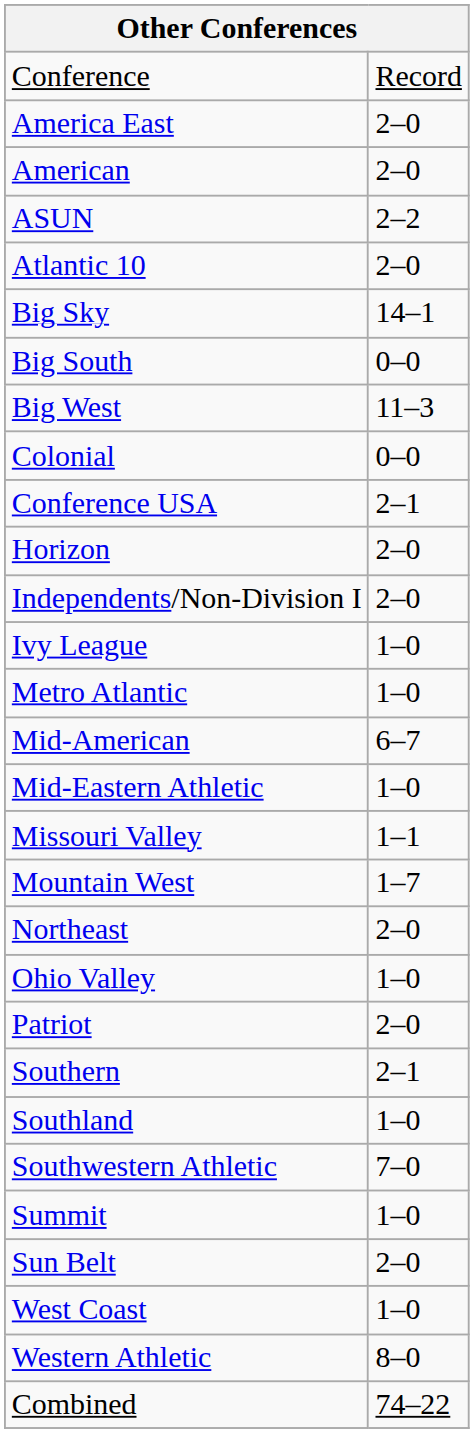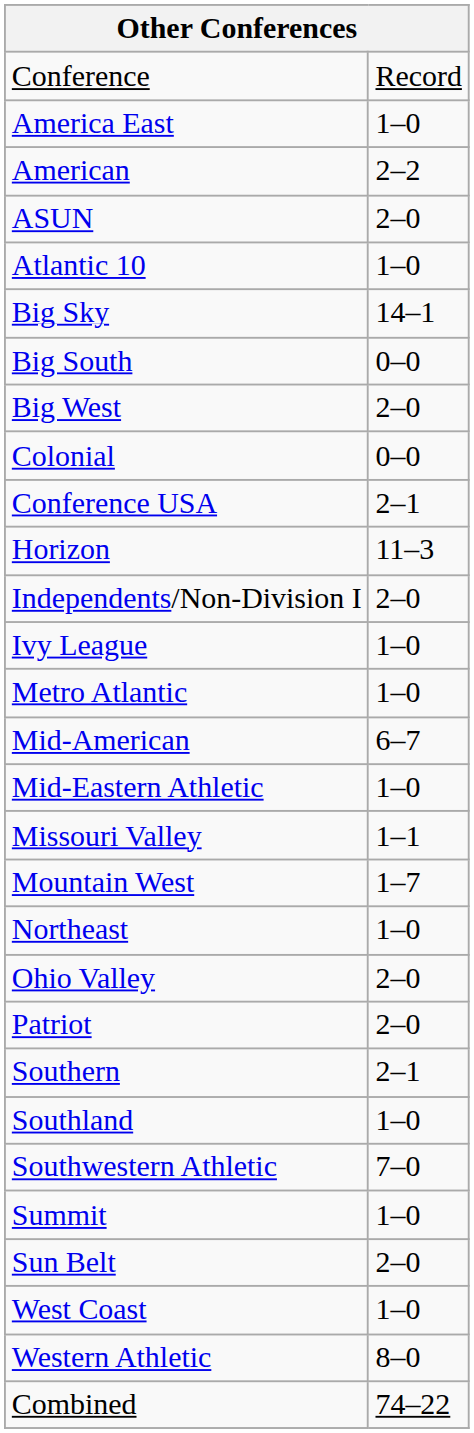(398, 123) 2–0 -> (398, 123) 1–0
(398, 170) 2–0 -> (398, 170) 2–2
(398, 218) 2–2 -> (398, 218) 2–0
(398, 265) 2–0 -> (398, 265) 1–0
(405, 407) 11–3 -> (398, 407) 2–0
(398, 550) 2–0 -> (405, 550) 11–3
(398, 929) 2–0 -> (398, 929) 1–0
(398, 977) 1–0 -> (398, 977) 2–0
